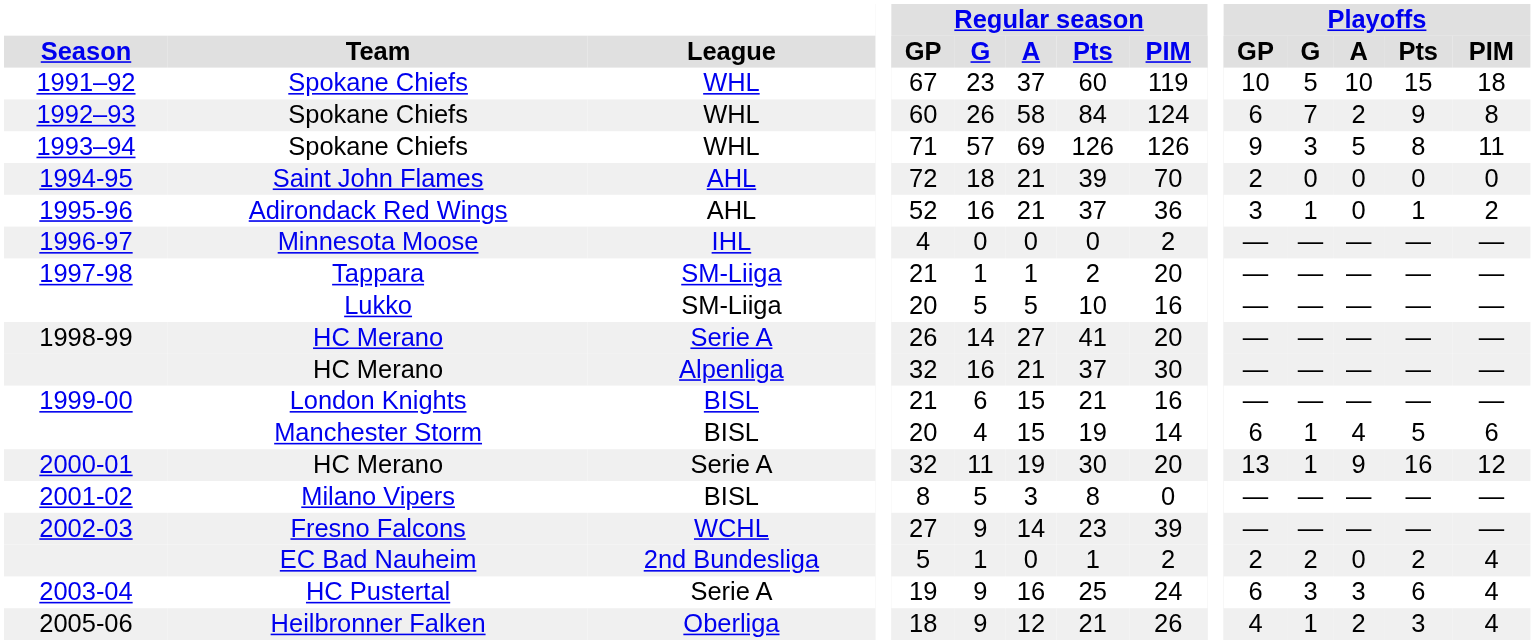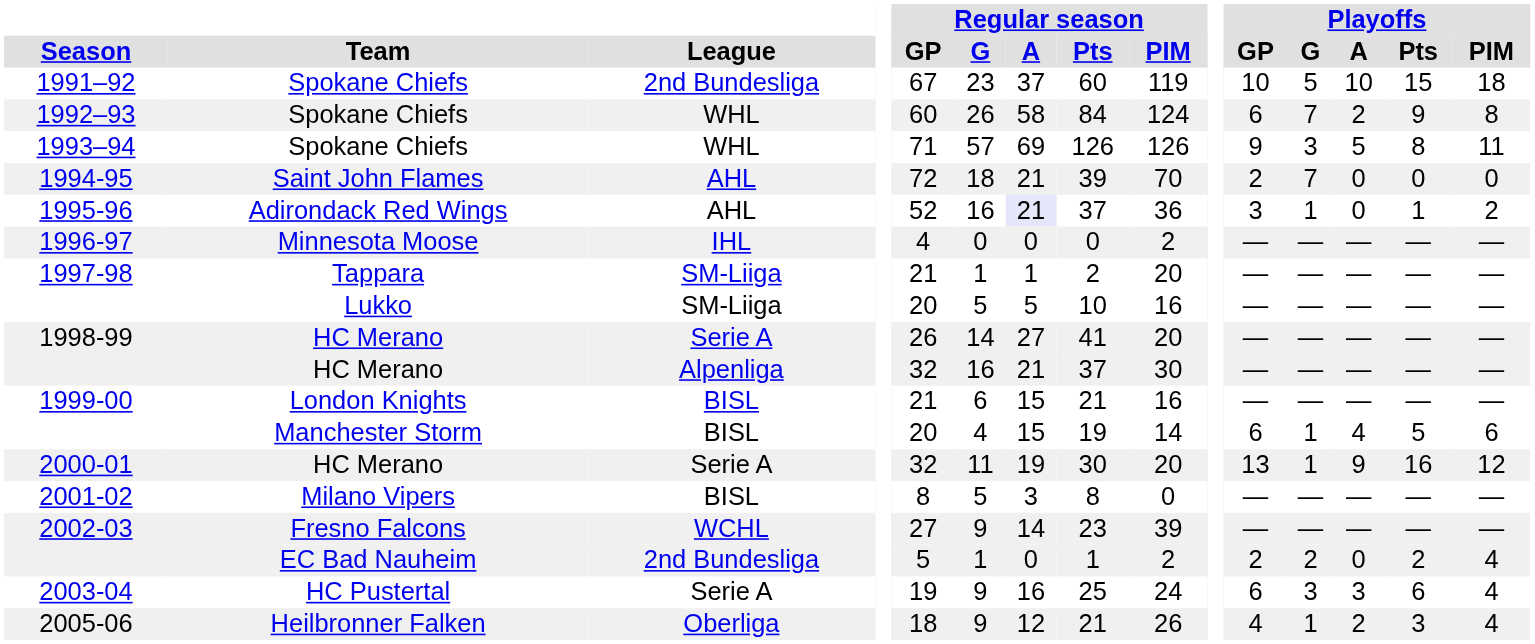(731, 83) WHL -> (731, 83) 2nd Bundesliga
(1310, 178) 0 -> (1310, 178) 7
(1031, 210) no background -> (1031, 210) lavender background
